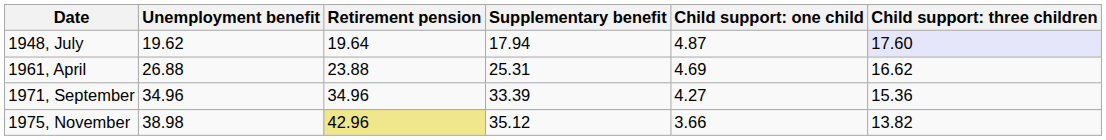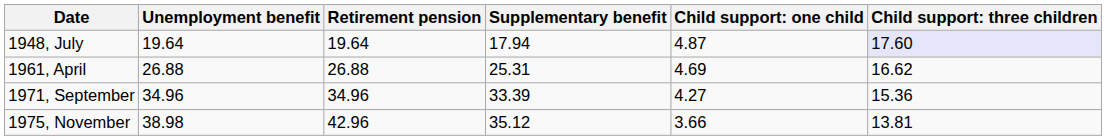(163, 43) 19.62 -> (163, 43) 19.64
(348, 69) 23.88 -> (348, 69) 26.88
(348, 122) khaki background -> (348, 122) no background
(892, 122) 13.82 -> (892, 122) 13.81
